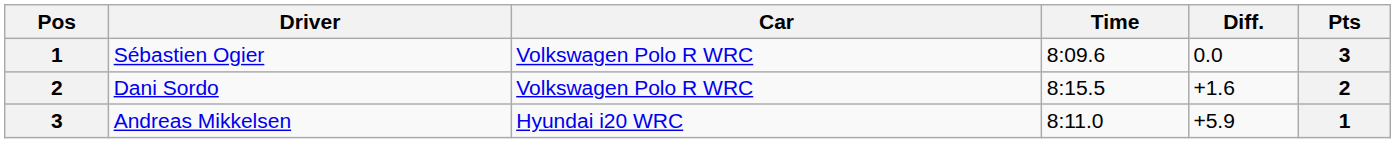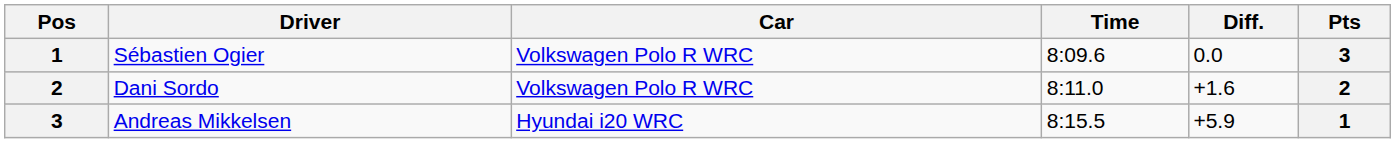(1076, 88) 8:15.5 -> (1075, 88) 8:11.0
(1075, 121) 8:11.0 -> (1076, 121) 8:15.5
